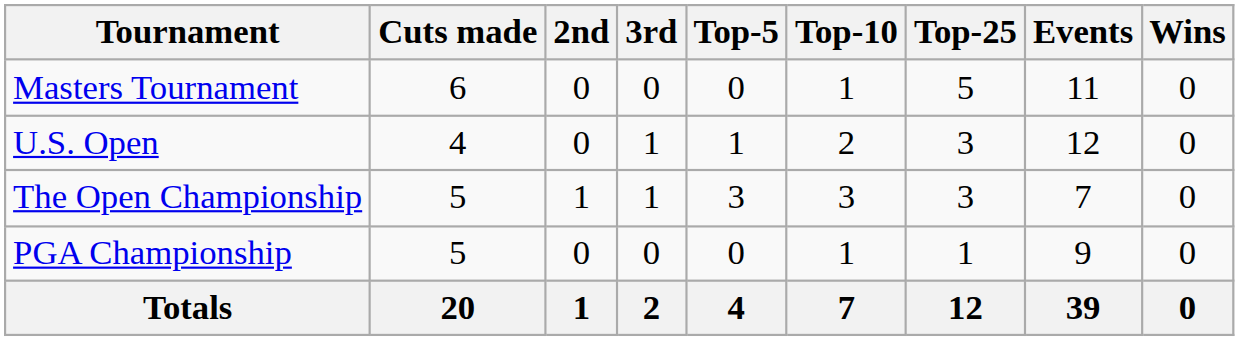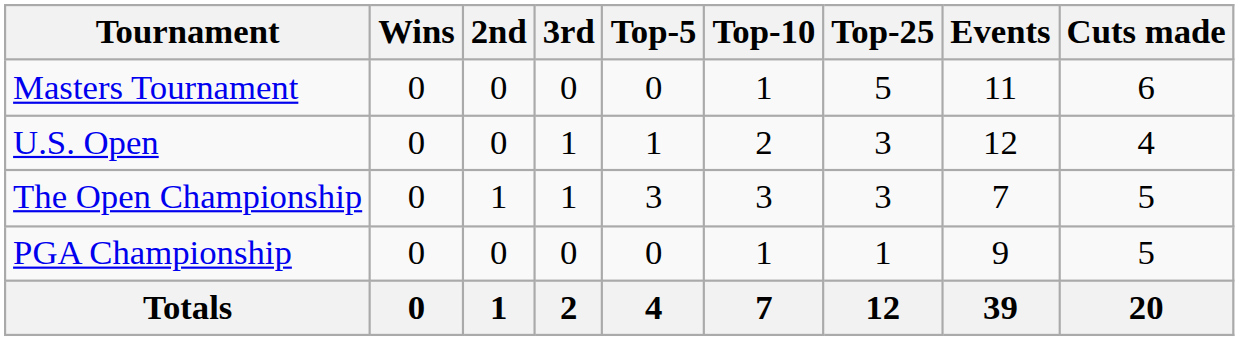columns swapped: (1187, 32) <-> (458, 32)
